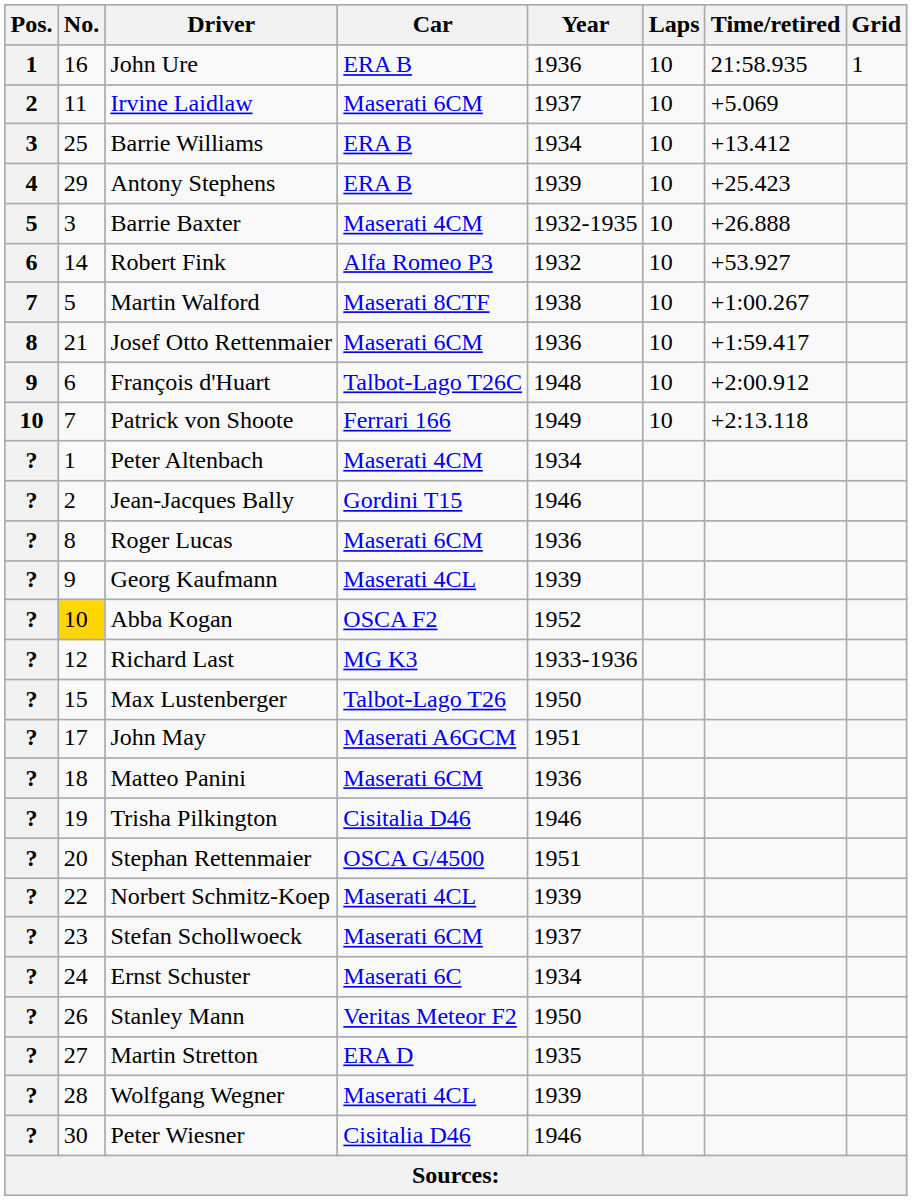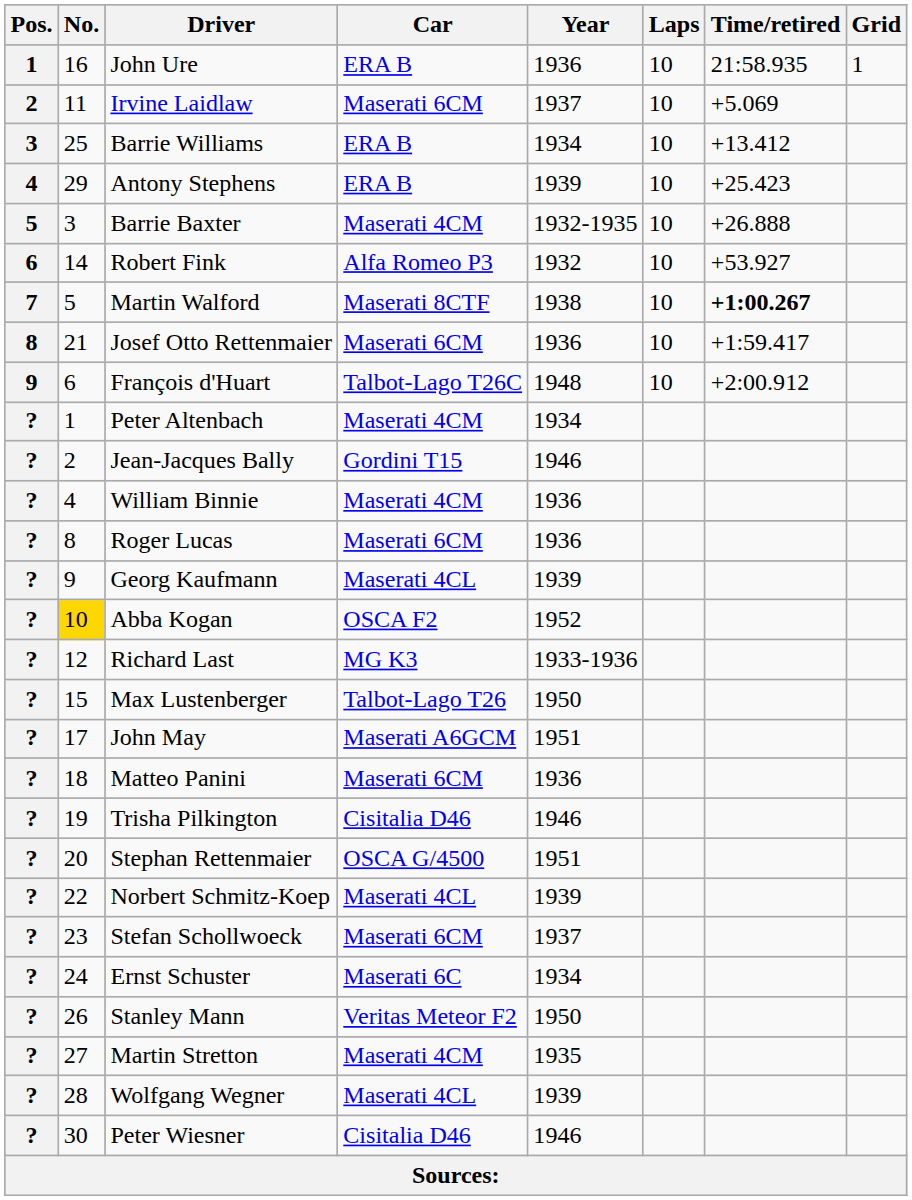(760, 302) normal -> (761, 302) bold
- row: (202, 421)
+ row: (184, 500)
(378, 1055) ERA D -> (413, 1055) Maserati 4CM
